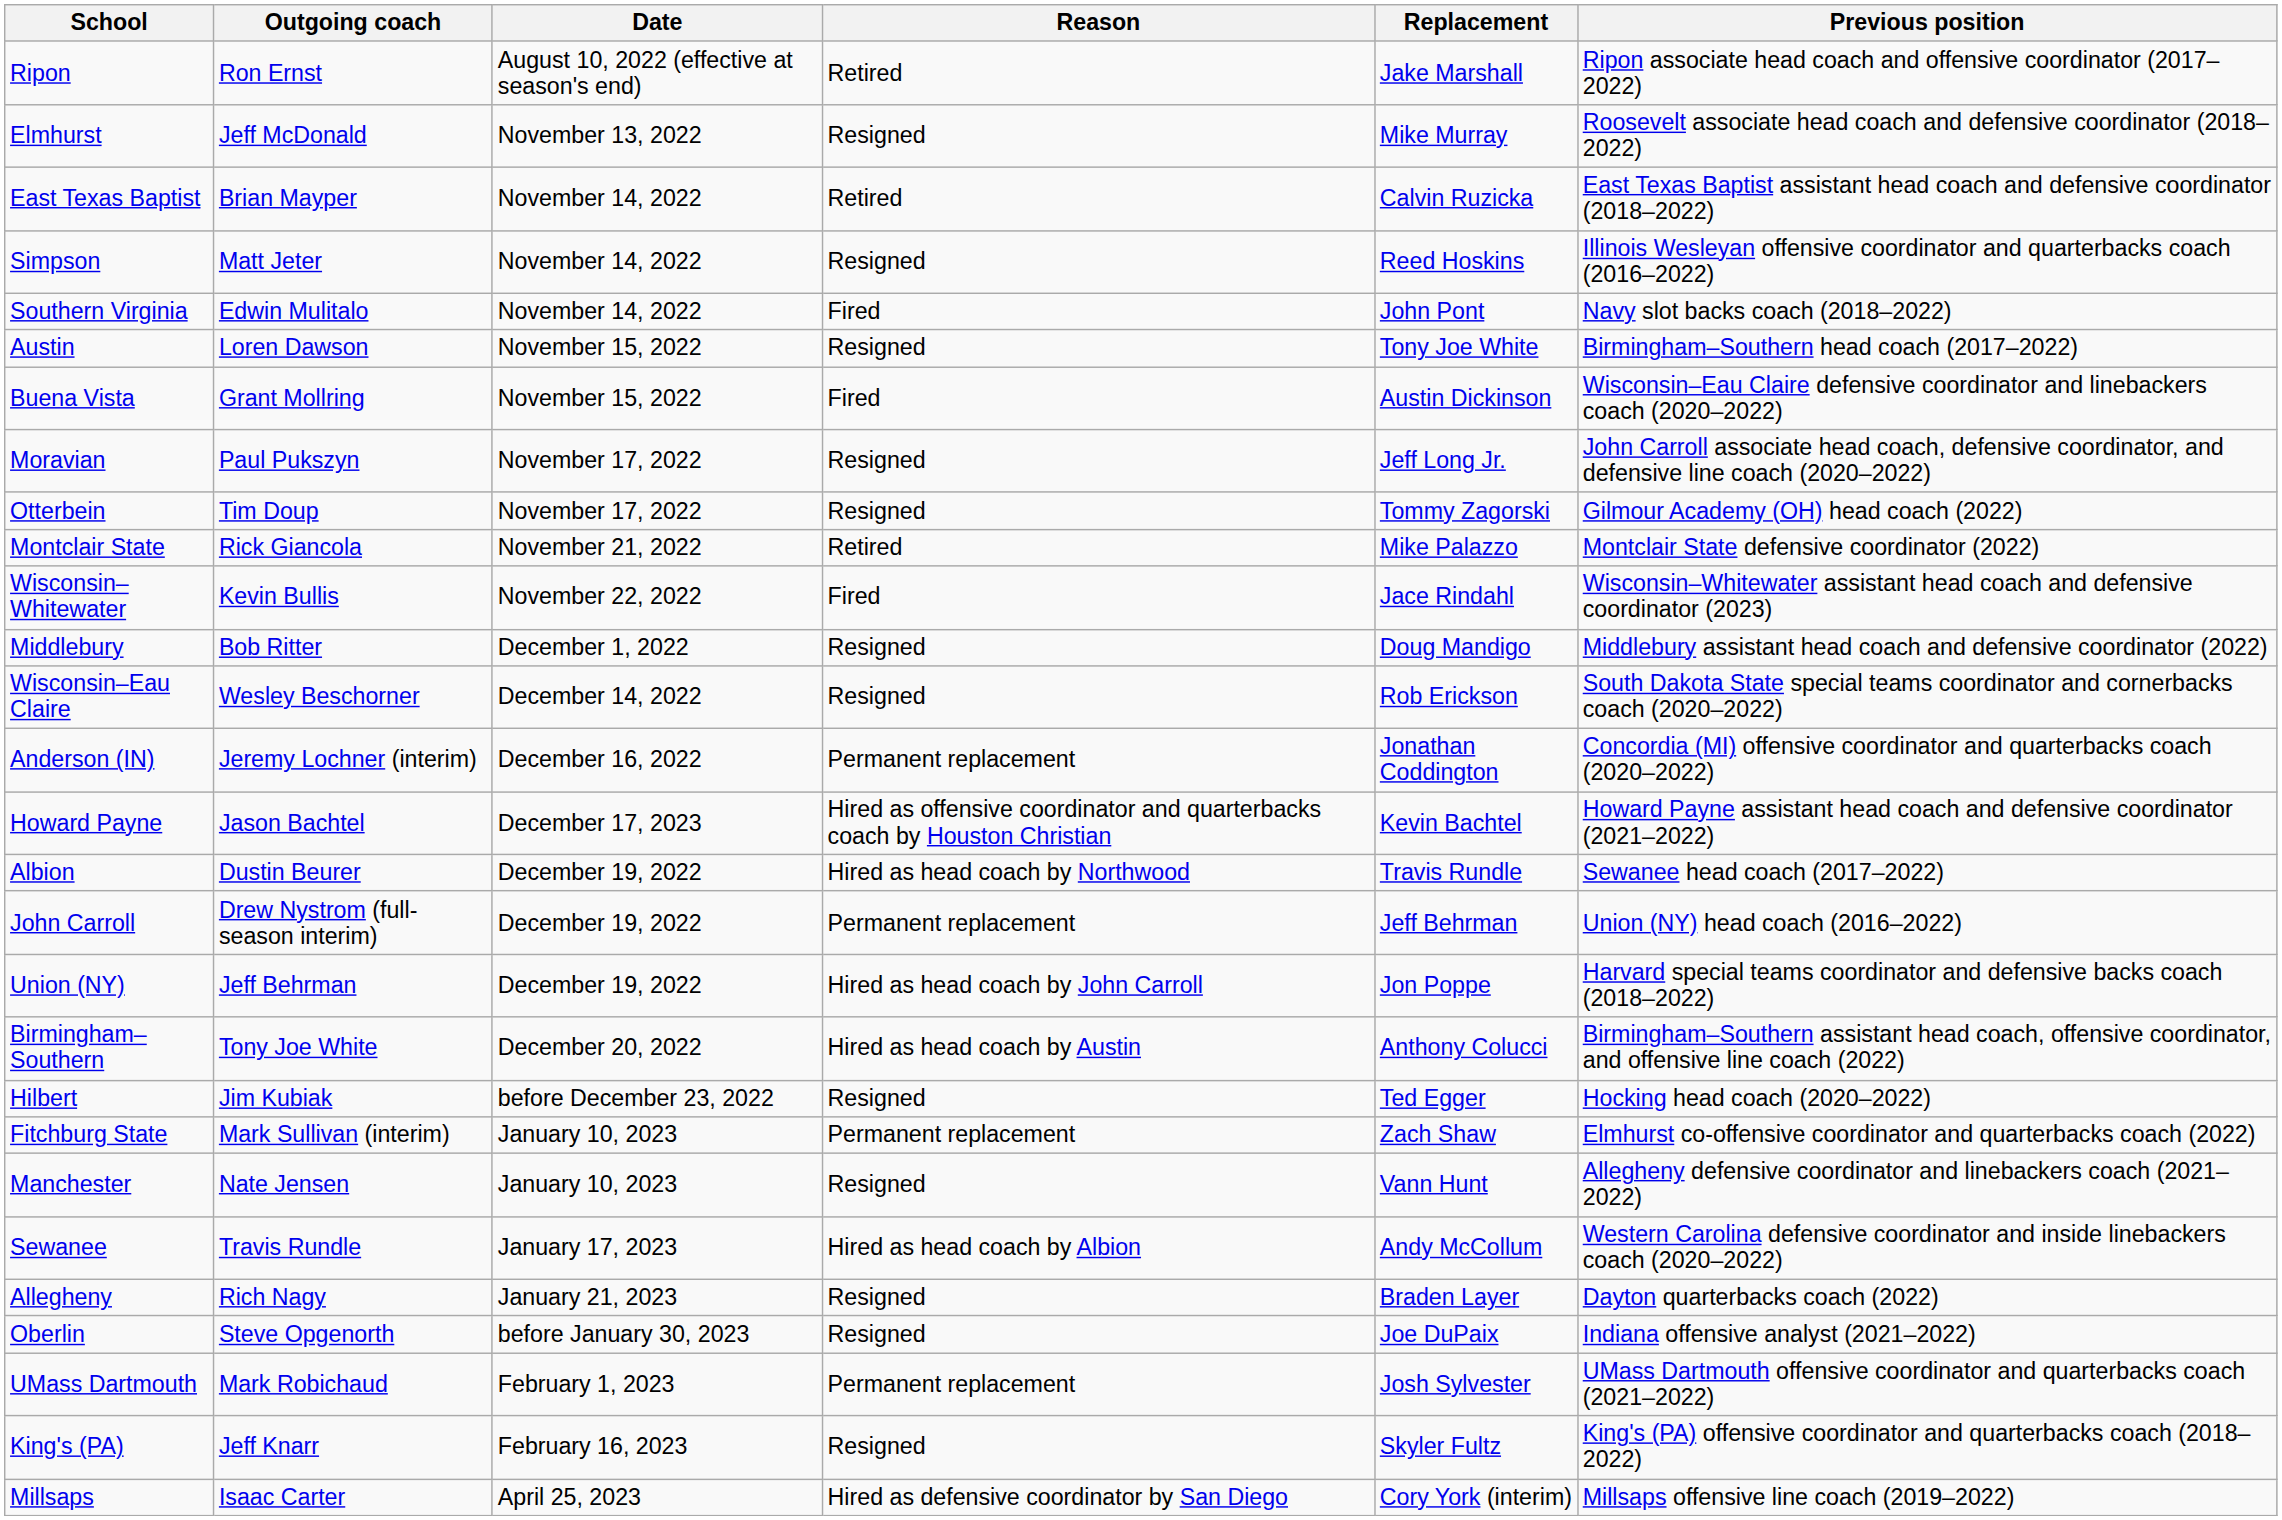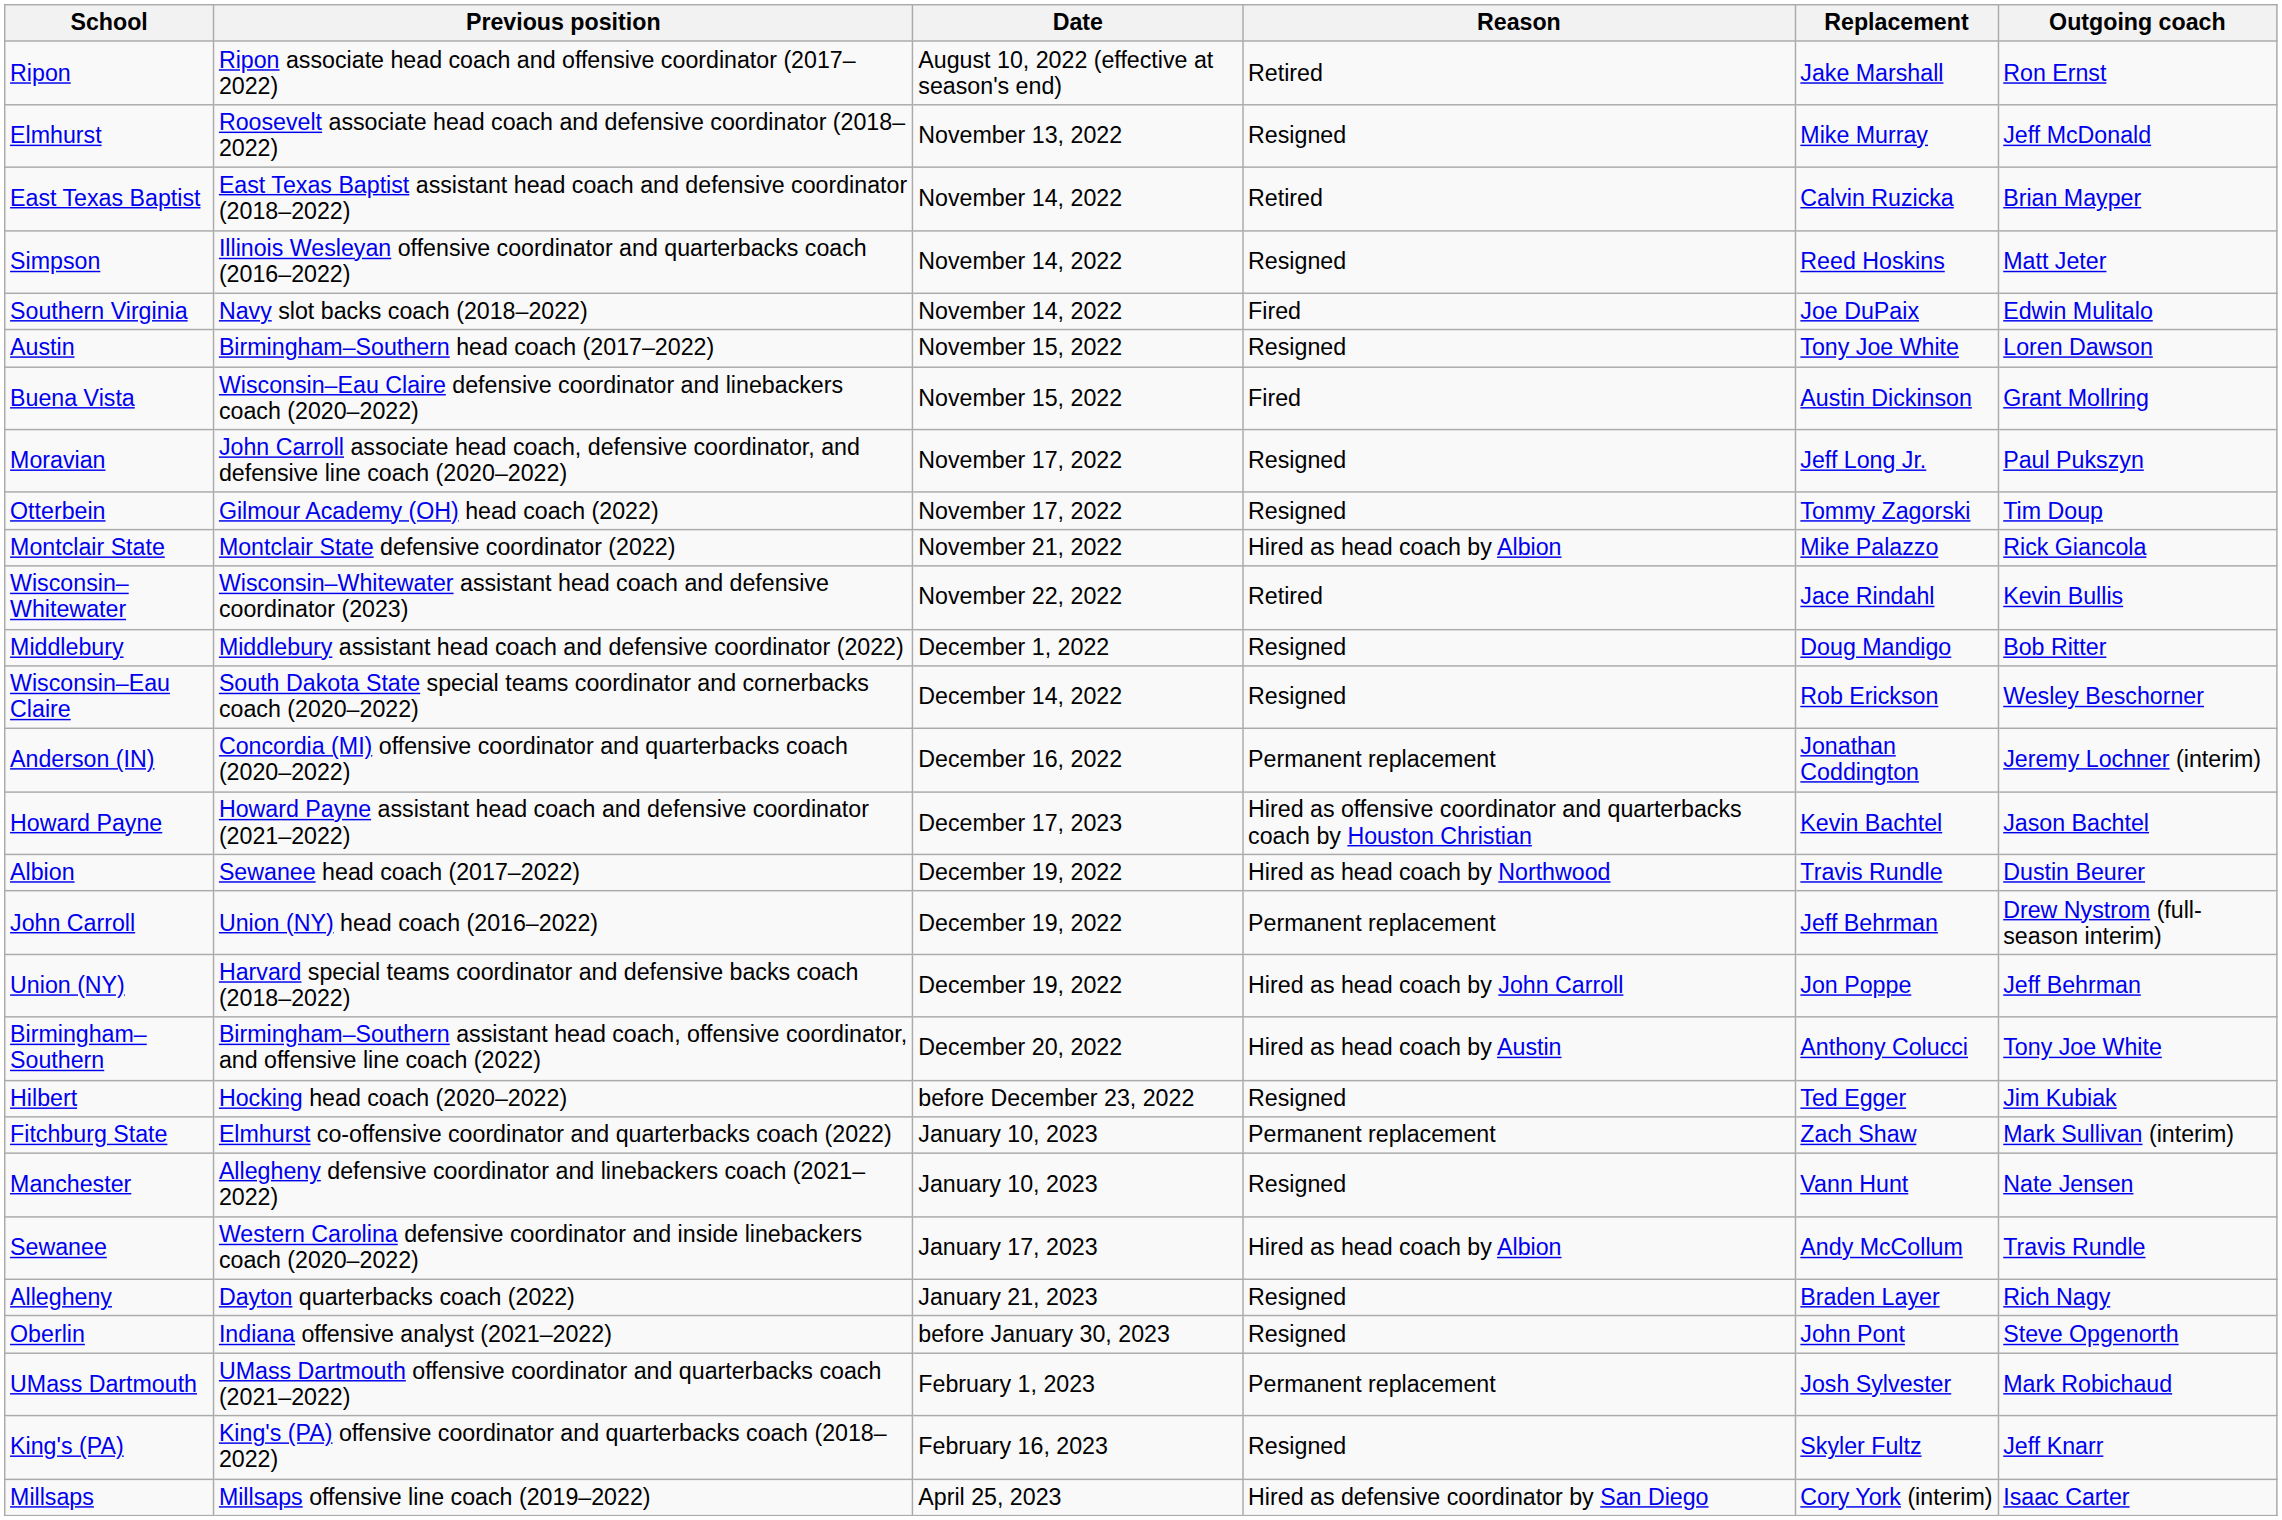columns swapped: (353, 22) <-> (1927, 22)
(1432, 311) John Pont -> (1860, 311) Joe DuPaix
(865, 547) Retired -> (1405, 547) Hired as head coach by Albion
(854, 597) Fired -> (1285, 597) Retired
(1439, 1334) Joe DuPaix -> (1853, 1334) John Pont
